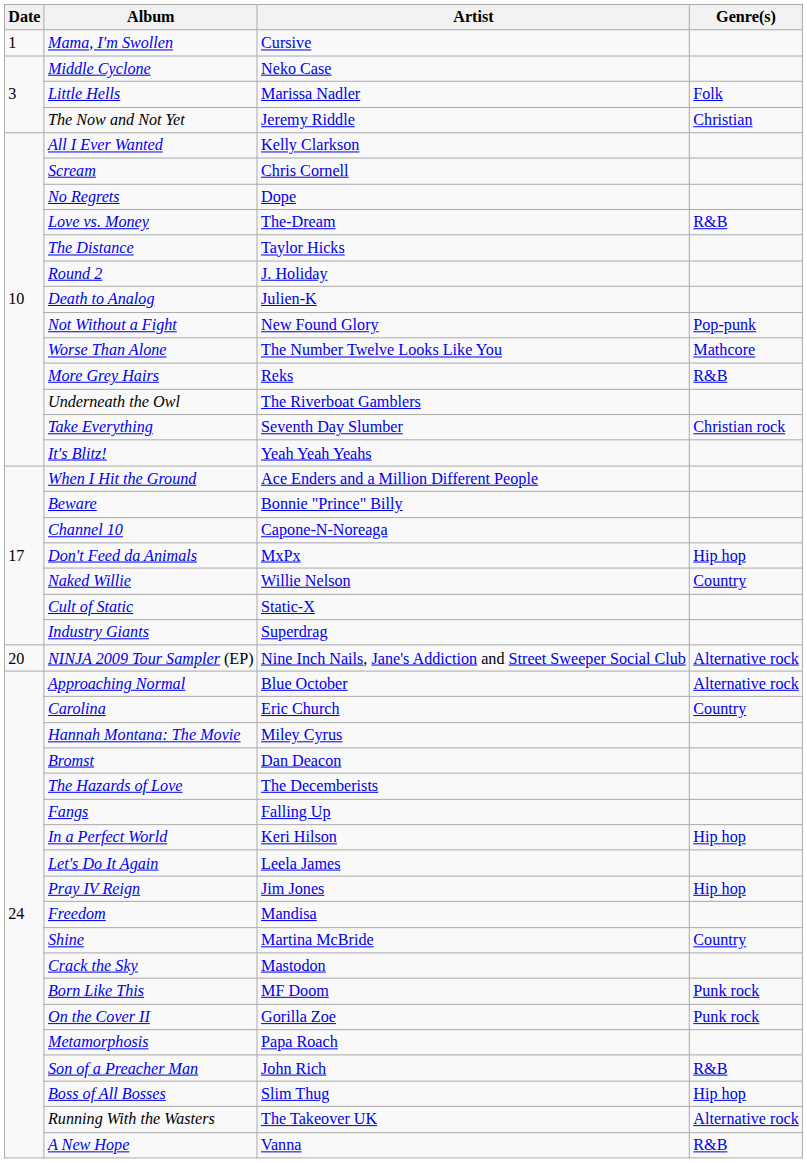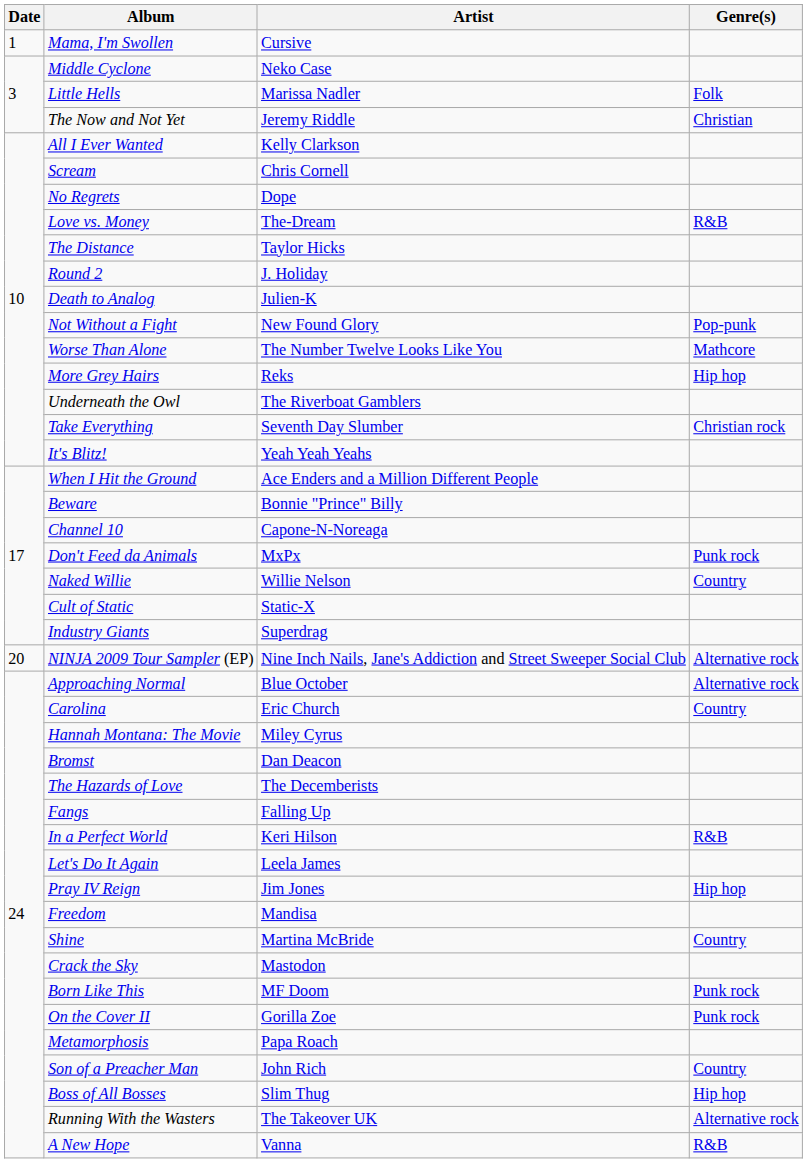(710, 376) R&B -> (720, 376) Hip hop
(720, 555) Hip hop -> (726, 555) Punk rock
(720, 837) Hip hop -> (710, 837) R&B
(710, 1068) R&B -> (720, 1068) Country
